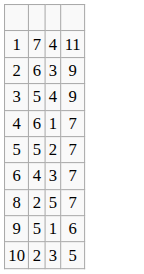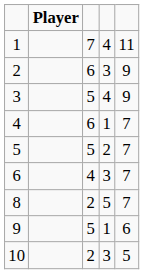+ column: (56, 17)
